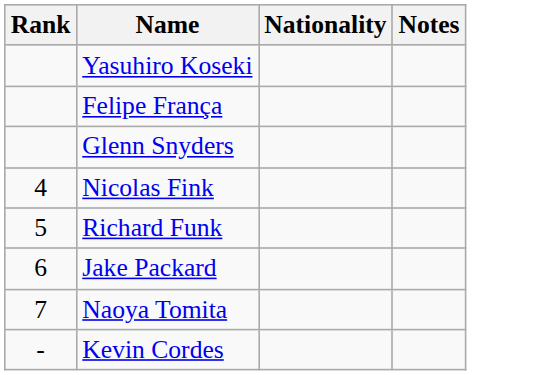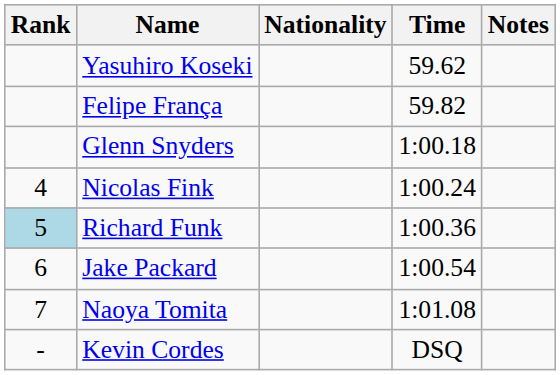+ column: (437, 24)
(41, 227) no background -> (41, 227) lightblue background
